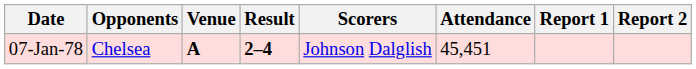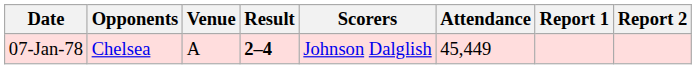(194, 48) bold -> (194, 48) normal
(466, 48) 45,451 -> (466, 48) 45,449
